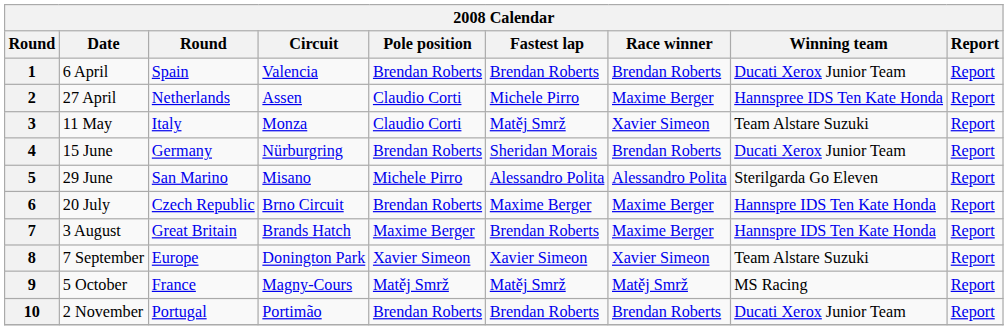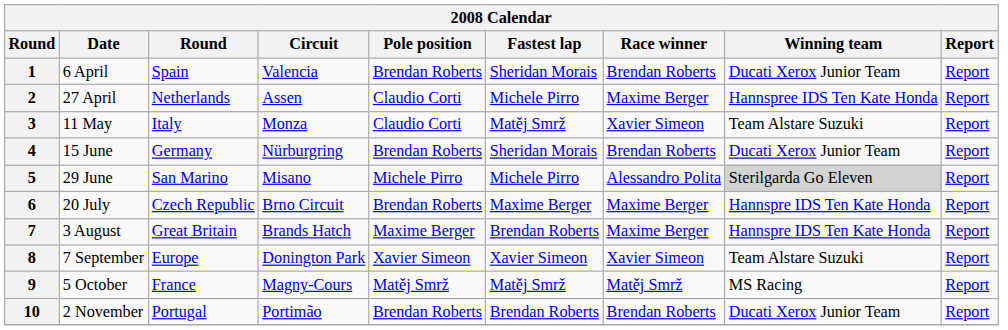(544, 70) Brendan Roberts -> (543, 70) Sheridan Morais
(547, 177) Alessandro Polita -> (534, 177) Michele Pirro
(806, 177) no background -> (801, 177) lightgrey background
